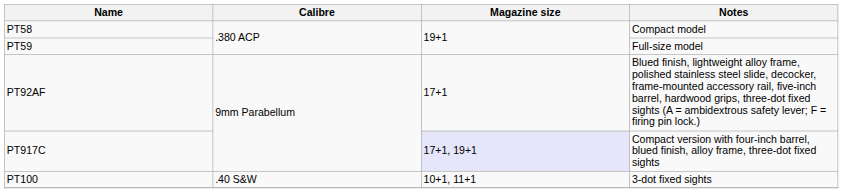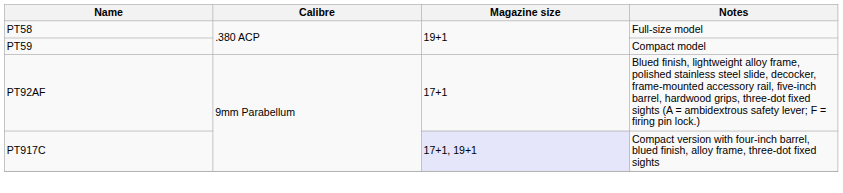(669, 29) Compact model -> (667, 29) Full-size model
(667, 46) Full-size model -> (669, 46) Compact model
- row: (22, 179)
